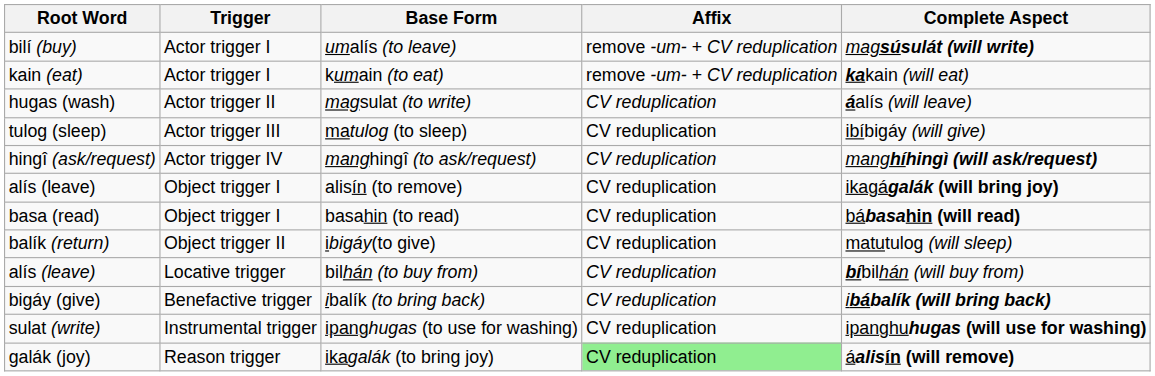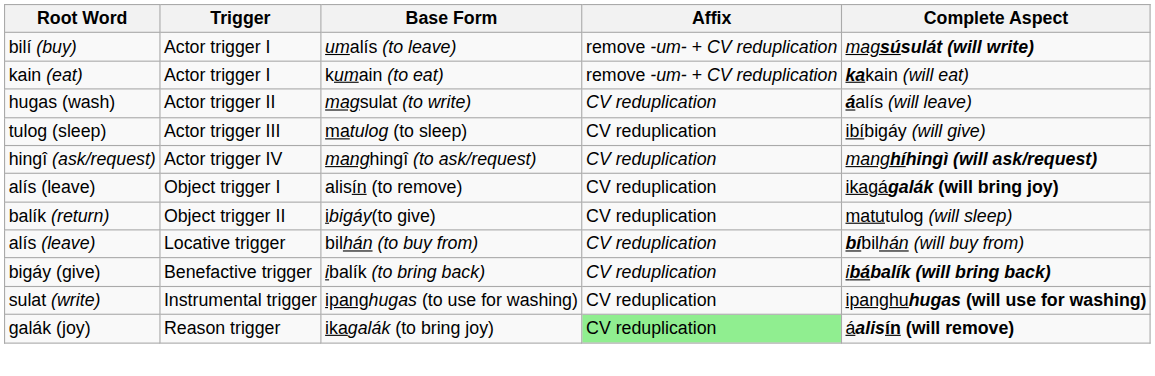- row: (392, 215)
